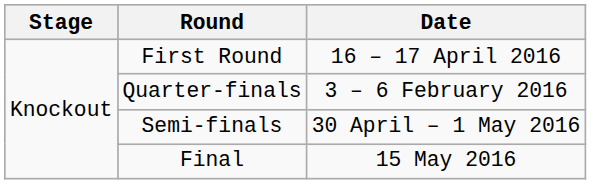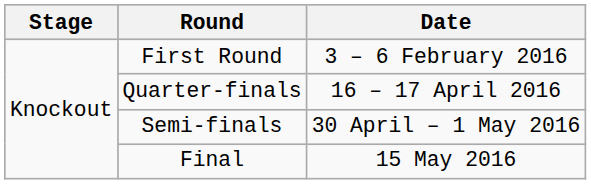(446, 57) 16 – 17 April 2016 -> (446, 57) 3 – 6 February 2016
(446, 92) 3 – 6 February 2016 -> (446, 92) 16 – 17 April 2016
